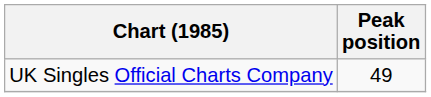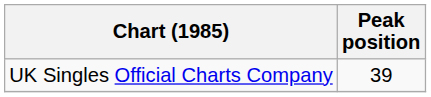(381, 75) 49 -> (381, 75) 39
